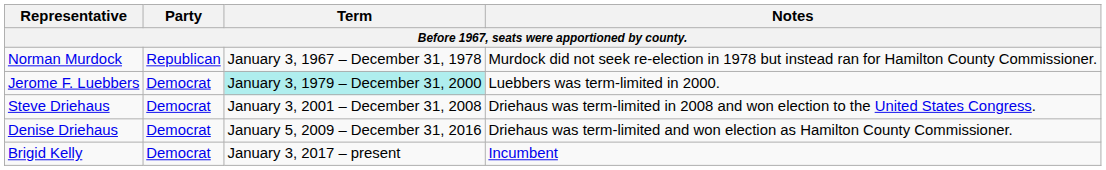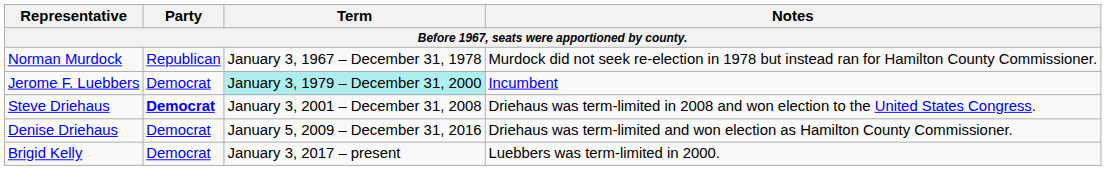(604, 83) Luebbers was term-limited in 2000. -> (523, 83) Incumbent
(179, 106) normal -> (181, 106) bold
(523, 153) Incumbent -> (604, 153) Luebbers was term-limited in 2000.
